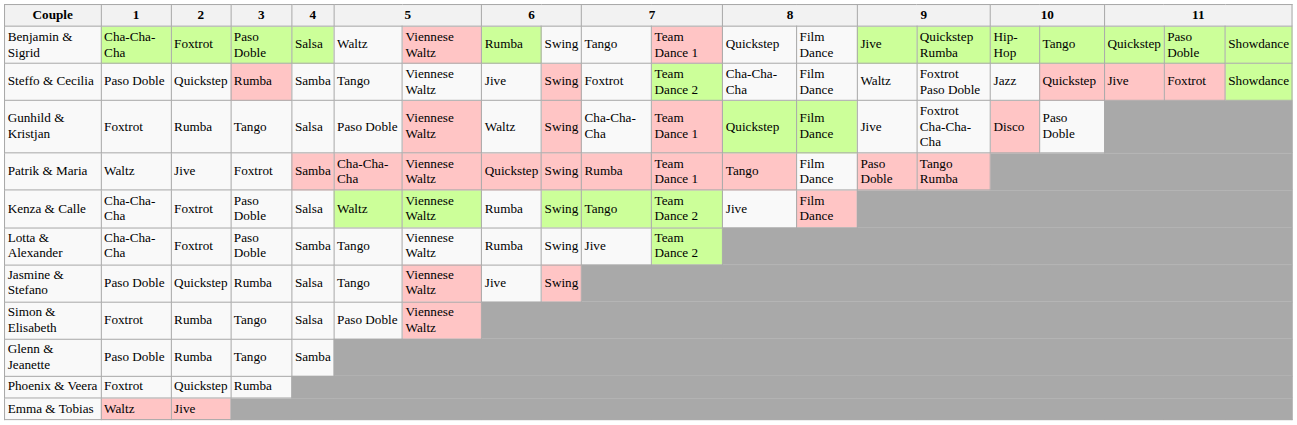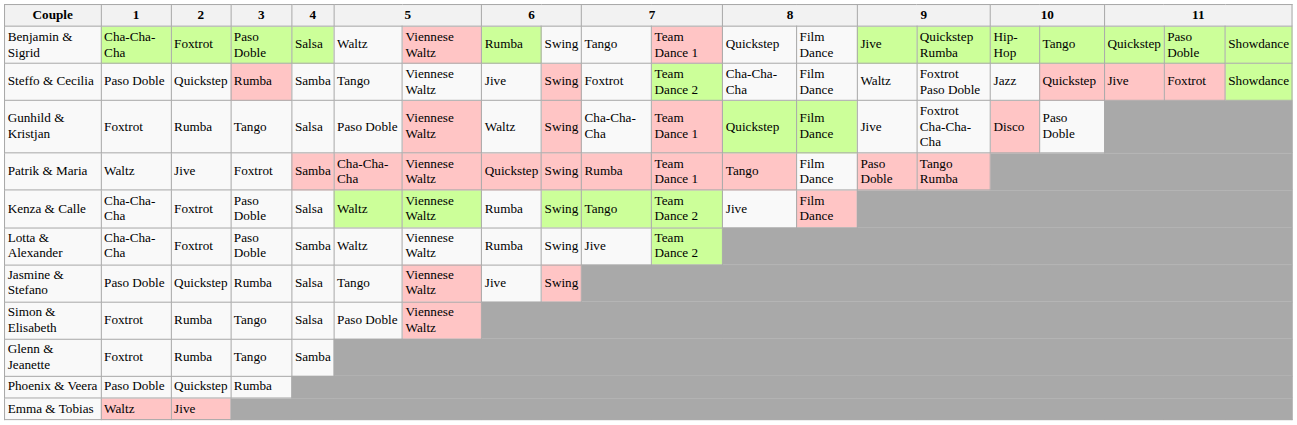(353, 245) Tango -> (352, 245) Waltz
(134, 357) Paso Doble -> (123, 357) Foxtrot
(123, 386) Foxtrot -> (134, 386) Paso Doble
